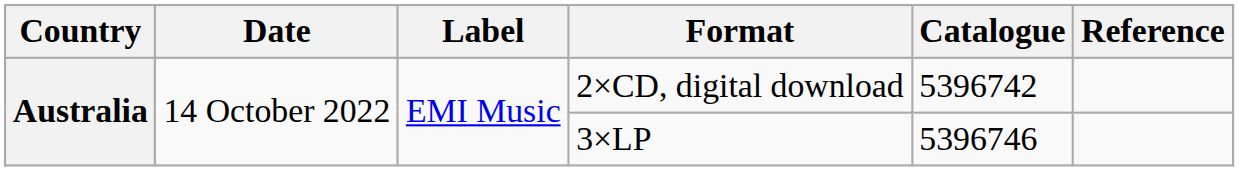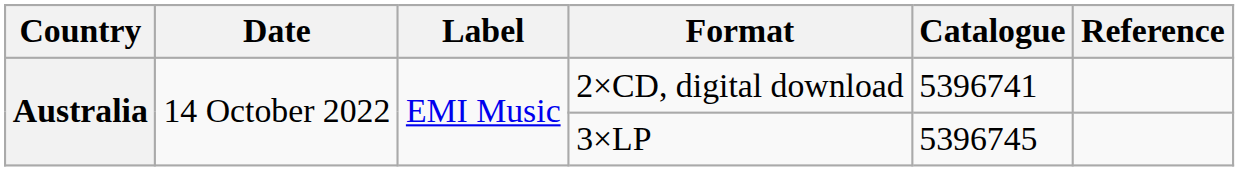(978, 84) 5396742 -> (978, 84) 5396741
(978, 138) 5396746 -> (978, 138) 5396745
